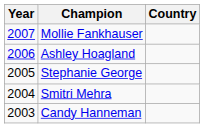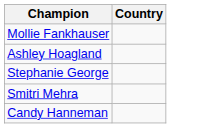- column: (21, 14)
